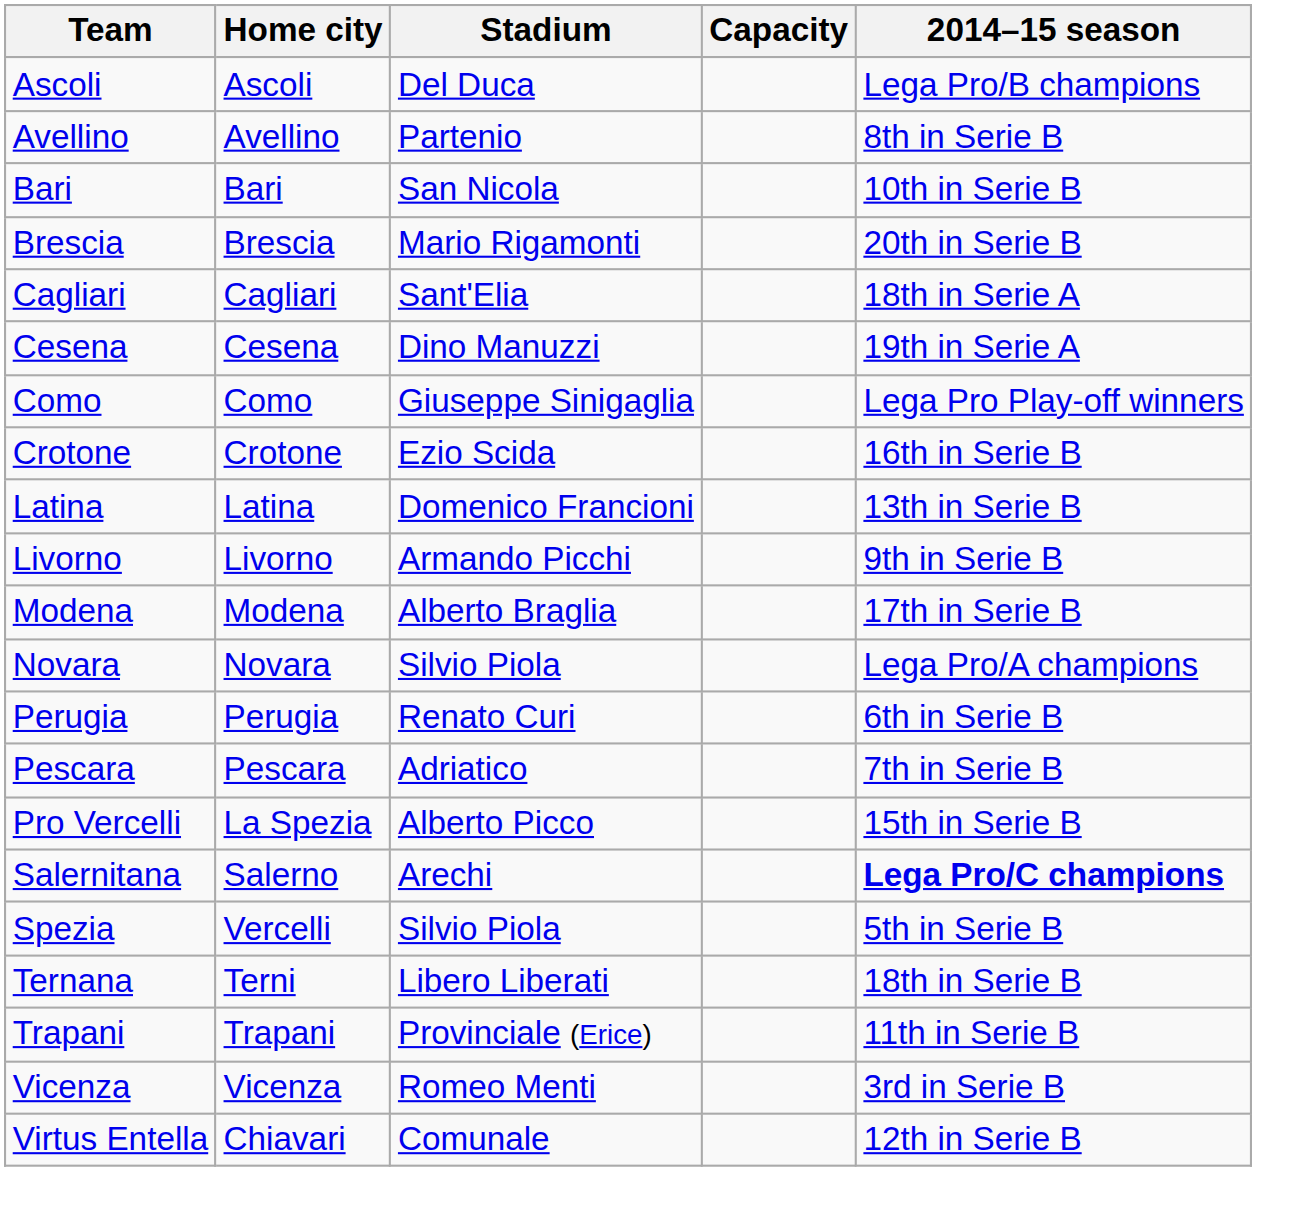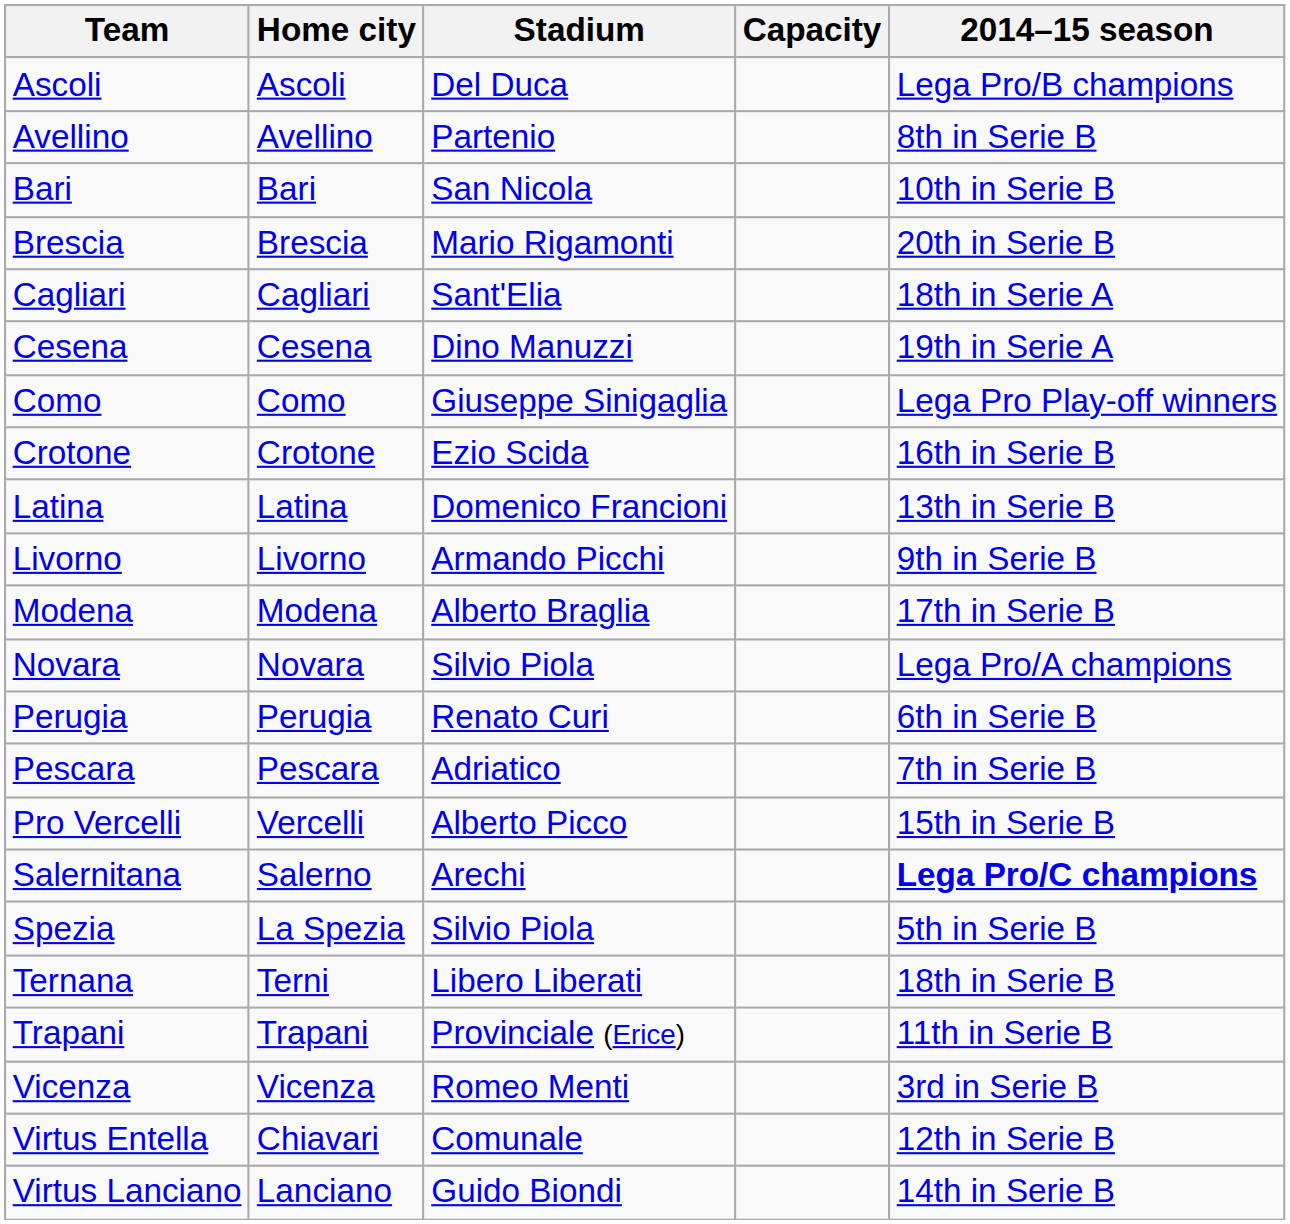(298, 822) La Spezia -> (310, 822) Vercelli
(277, 928) Vercelli -> (331, 928) La Spezia
+ row: (127, 1192)
